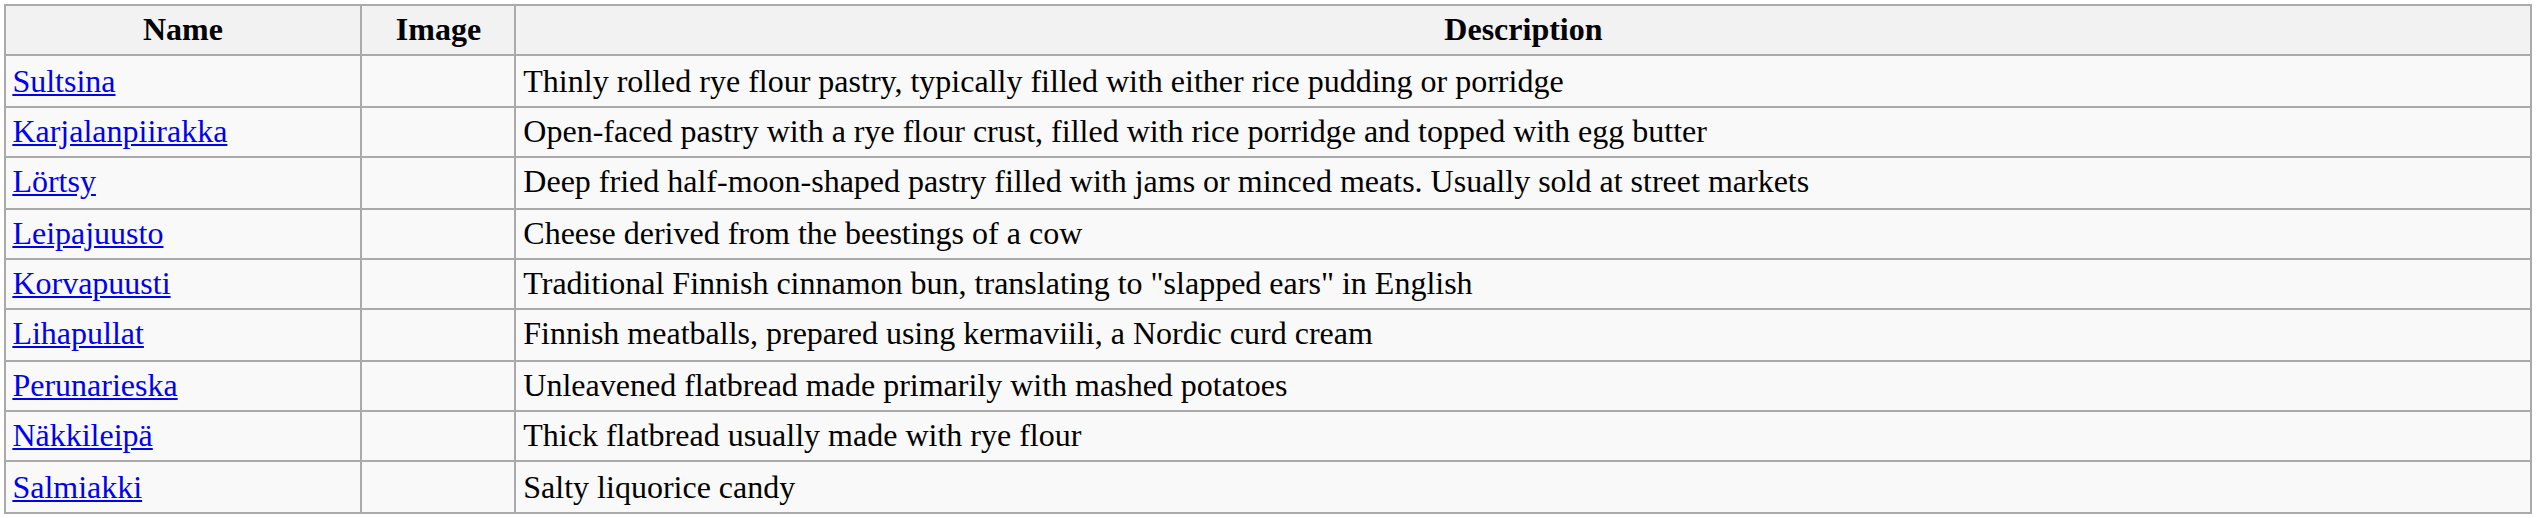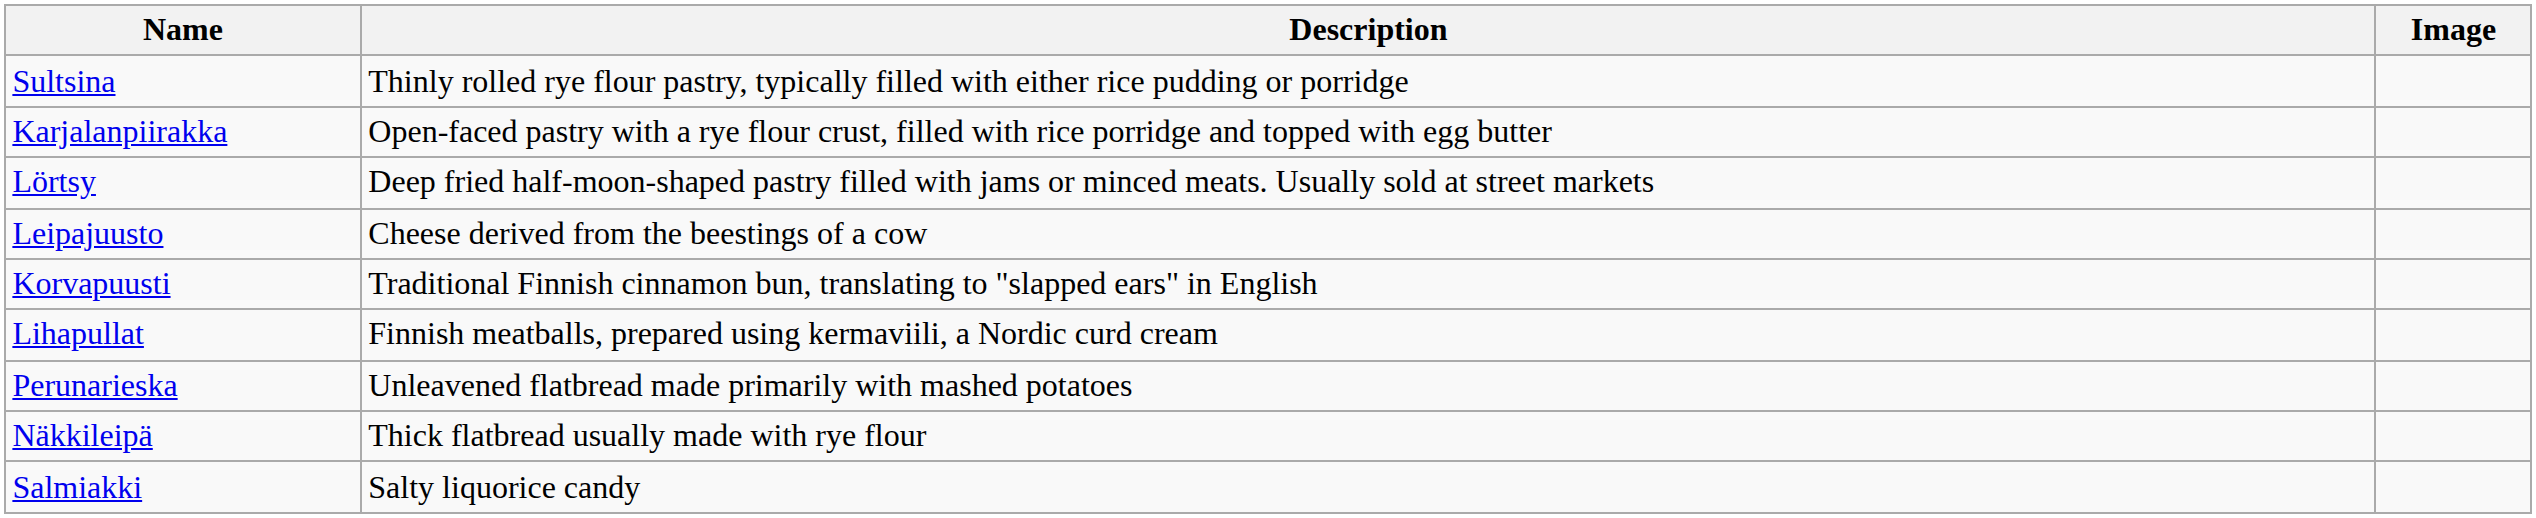columns swapped: (438, 29) <-> (1523, 29)
